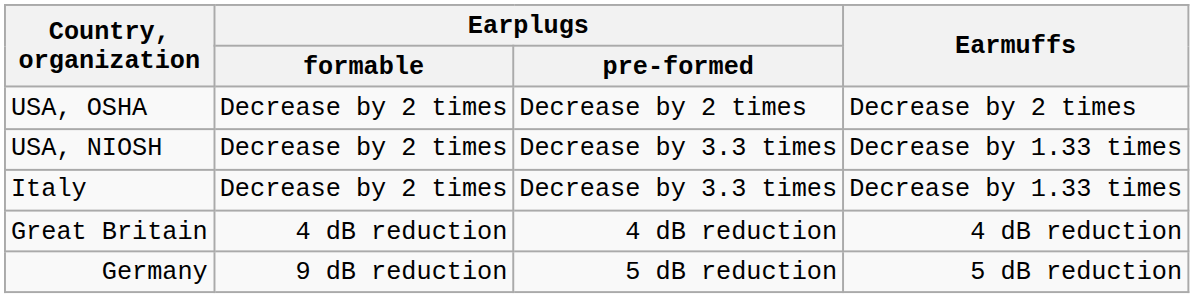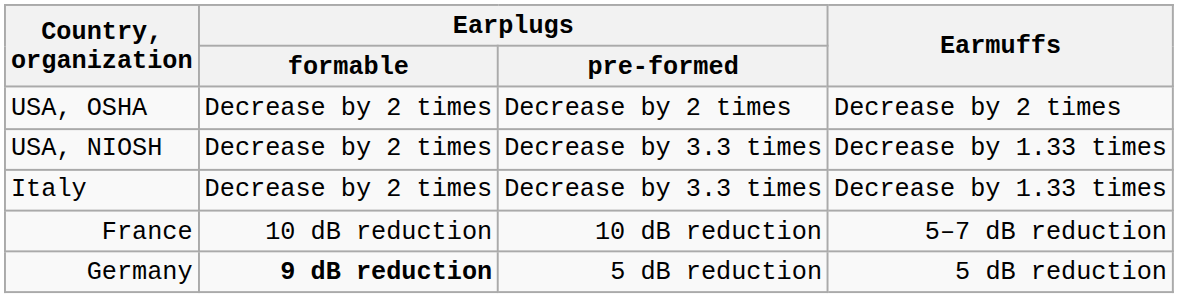- row: (109, 231)
+ row: (147, 231)
(401, 272) normal -> (386, 272) bold
